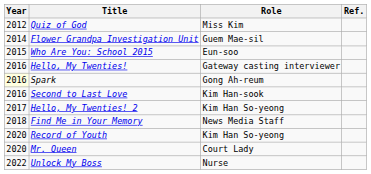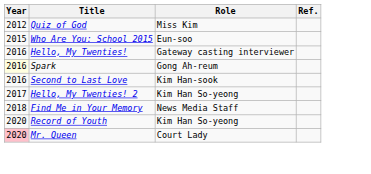- row: (115, 39)
(17, 149) no background -> (17, 135) pink background
- row: (66, 163)
